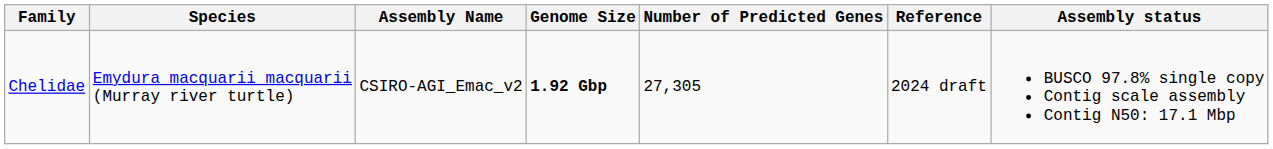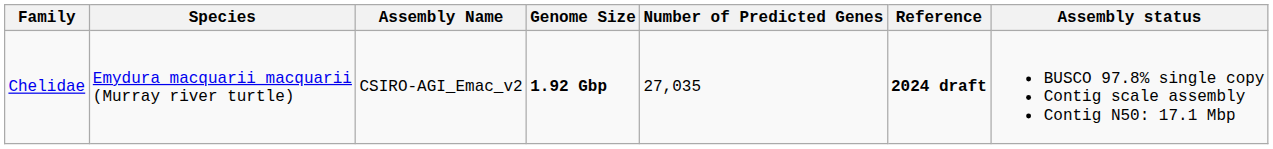(672, 87) 27,305 -> (672, 87) 27,035
(939, 87) normal -> (939, 87) bold
